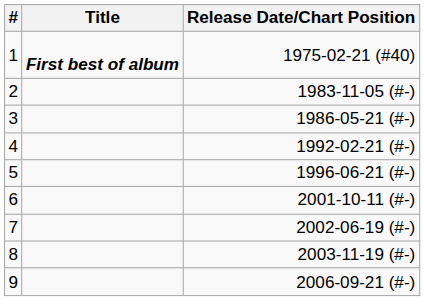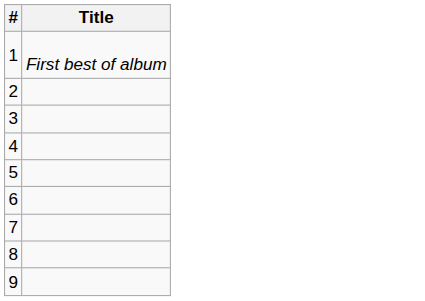- column: (301, 18)
(102, 64) bold -> (96, 64) normal
